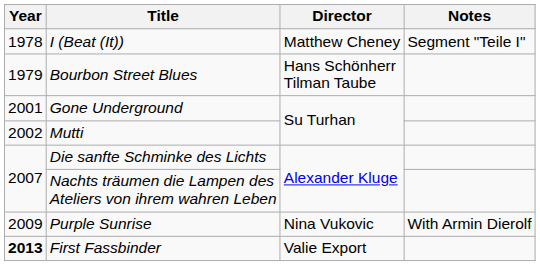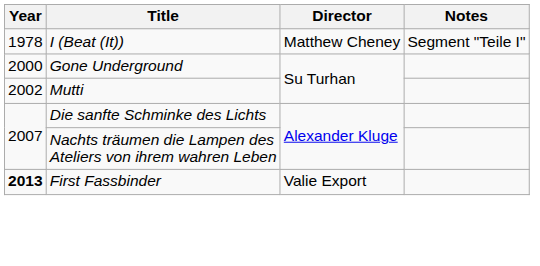- row: (124, 74)
(25, 108) 2001 -> (25, 66) 2000
- row: (101, 224)
